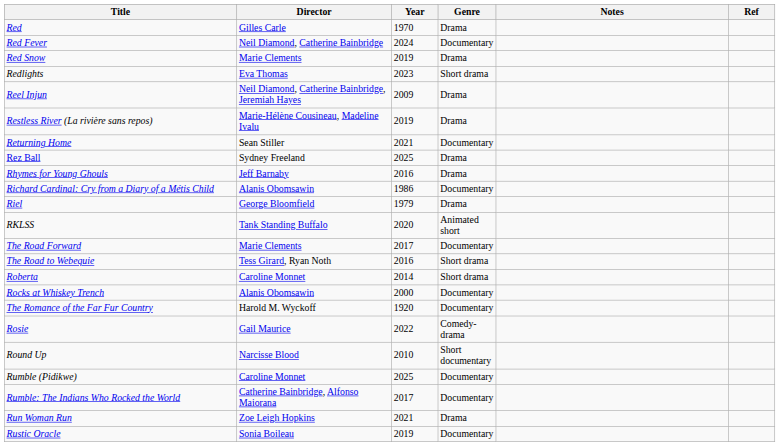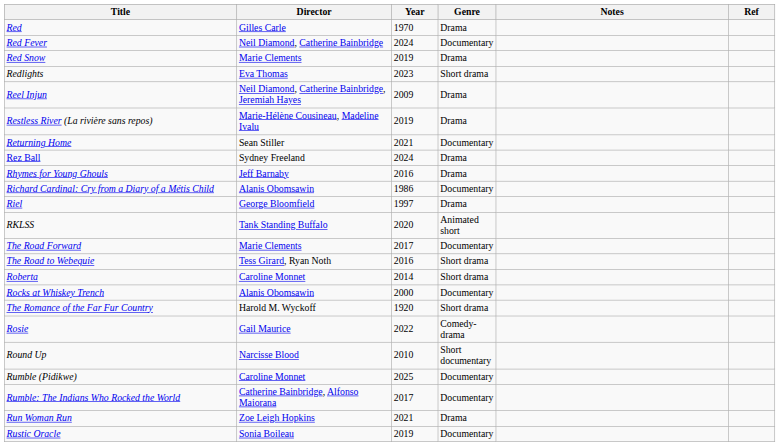(404, 158) 2025 -> (404, 158) 2024
(404, 204) 1979 -> (404, 204) 1997
(467, 308) Documentary -> (464, 308) Short drama
